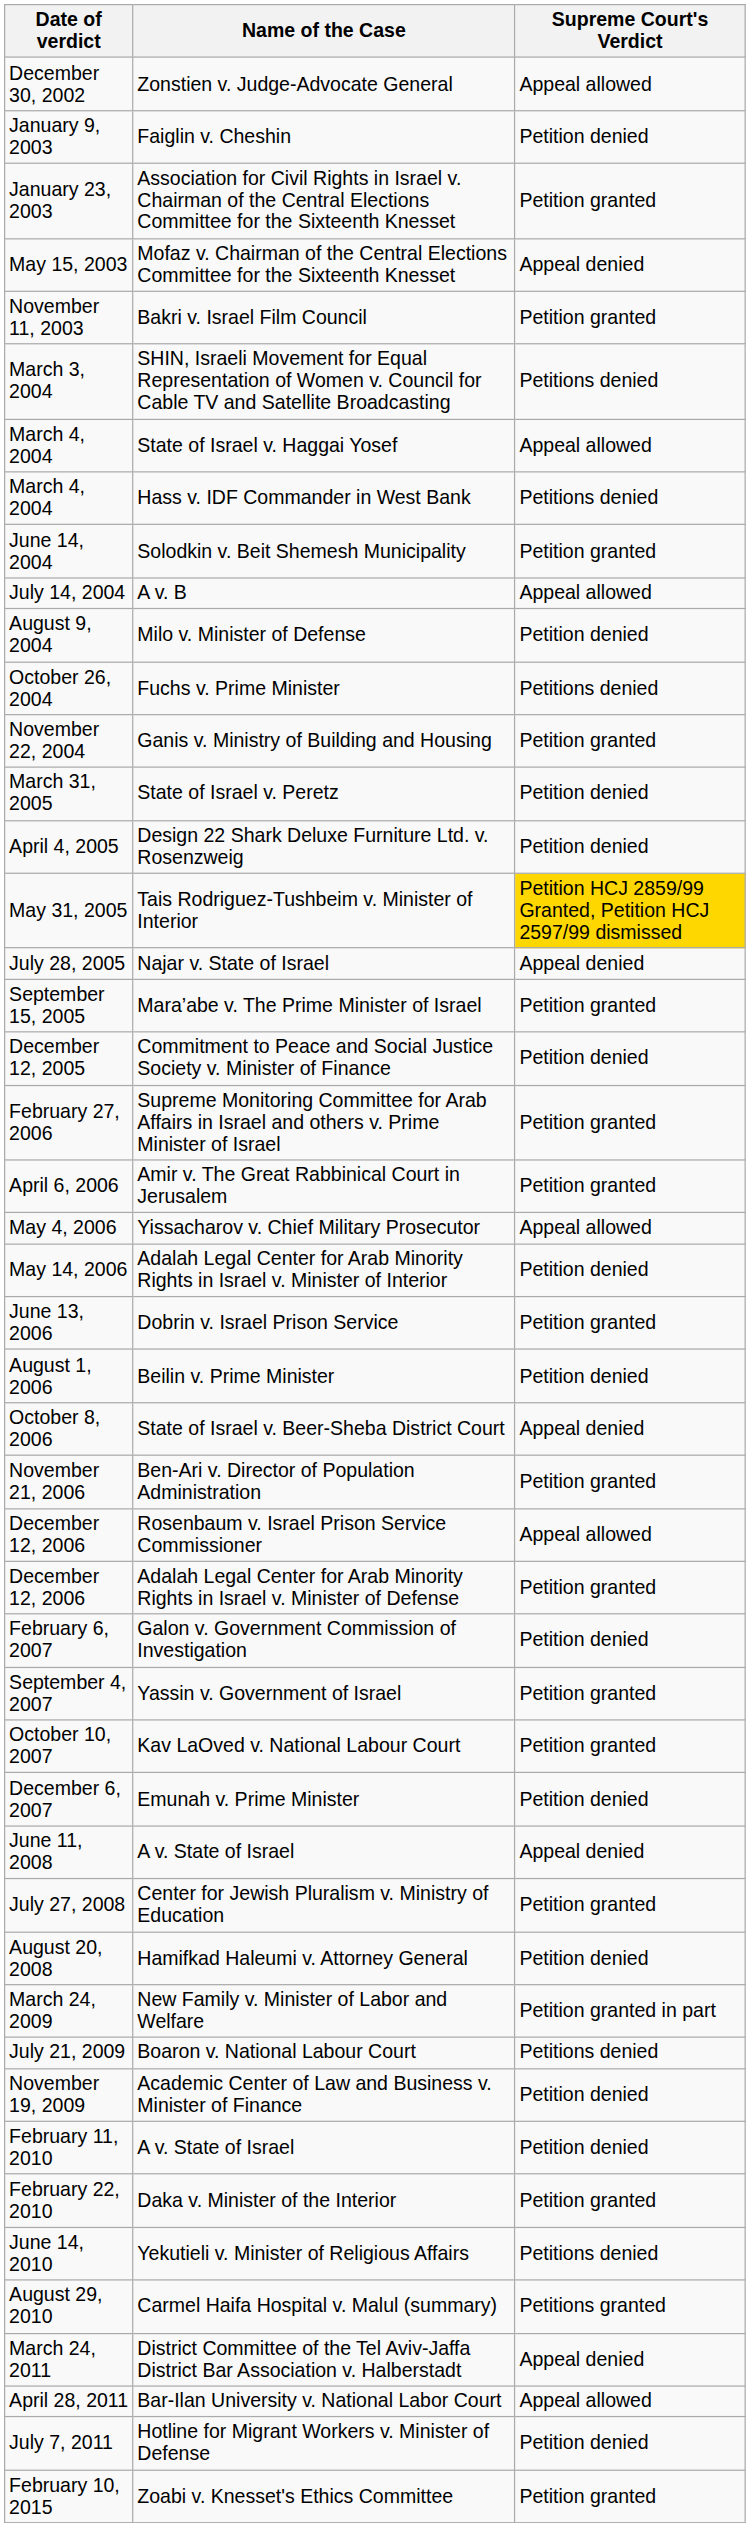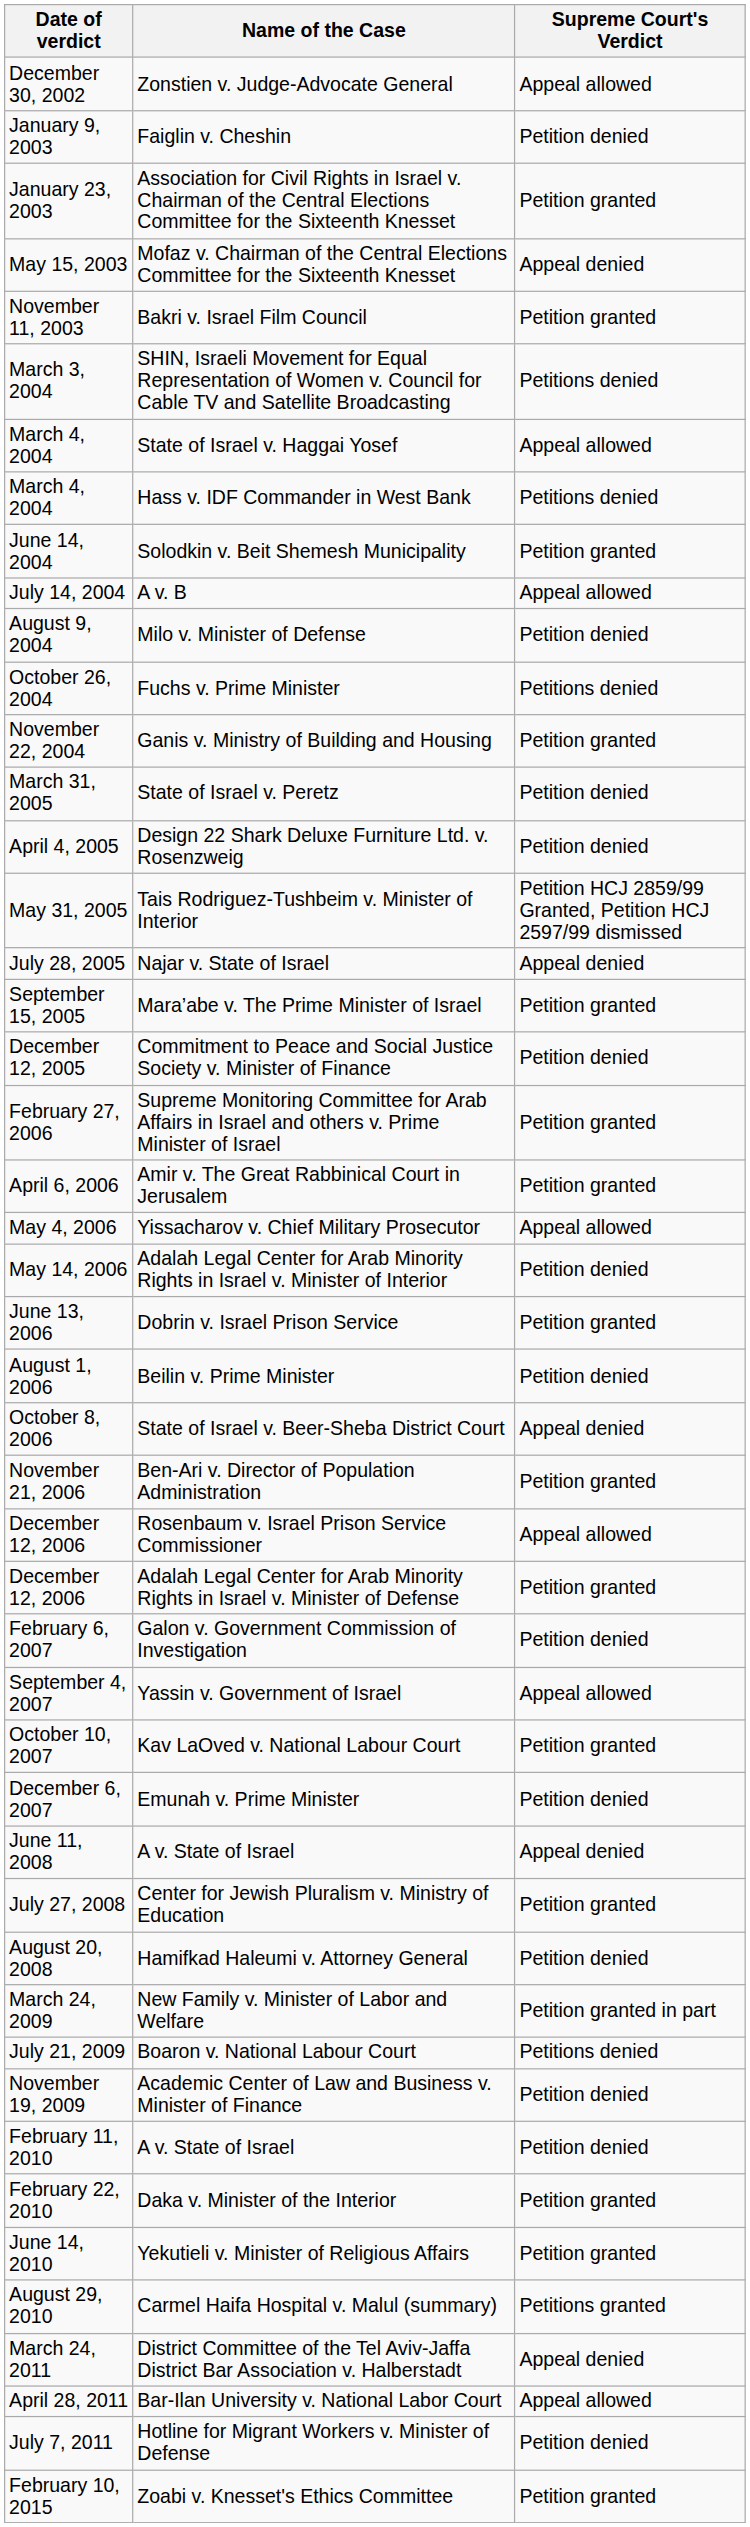(614, 910) gold background -> (614, 910) no background
(588, 1693) Petition granted -> (586, 1693) Appeal allowed
(589, 2253) Petitions denied -> (588, 2253) Petition granted
